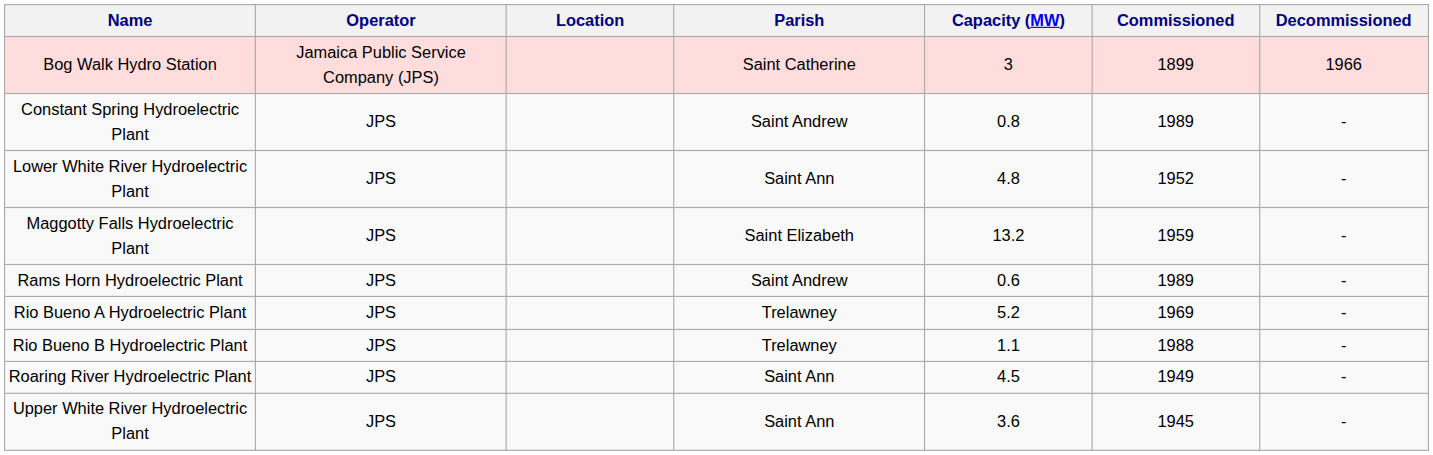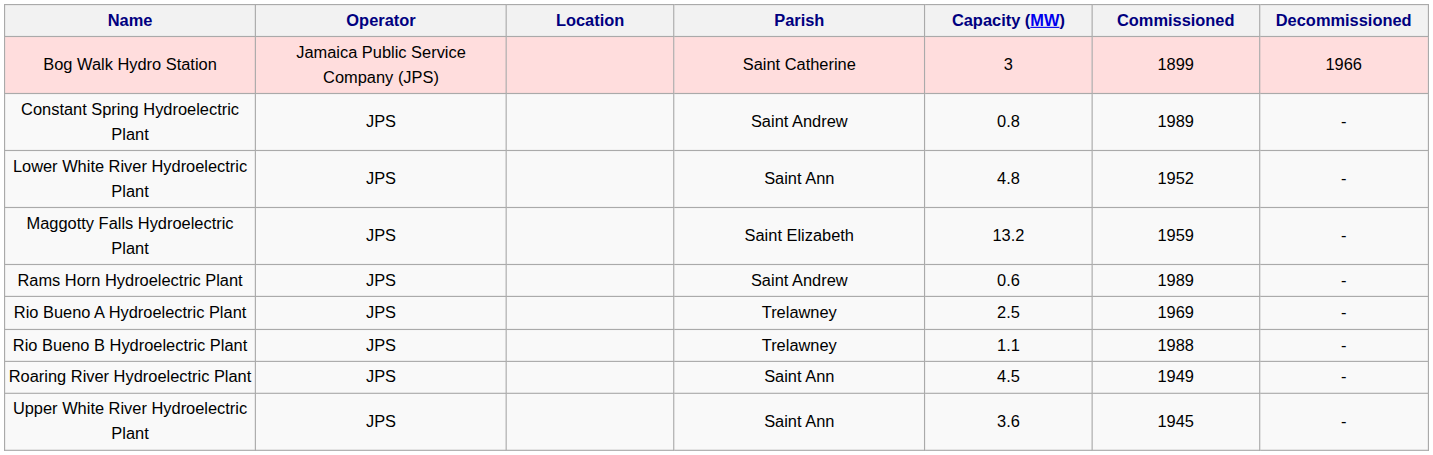(1008, 313) 5.2 -> (1008, 313) 2.5
